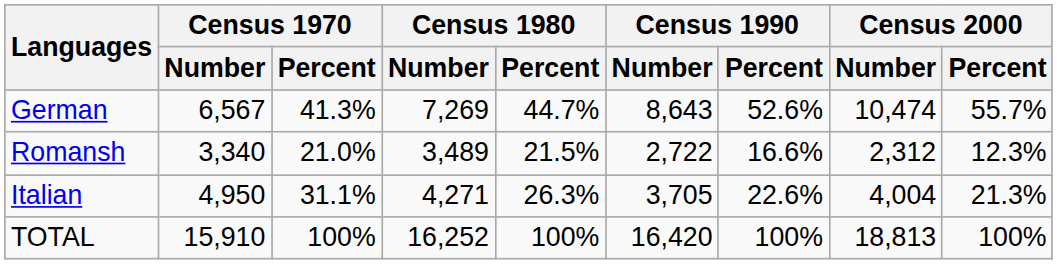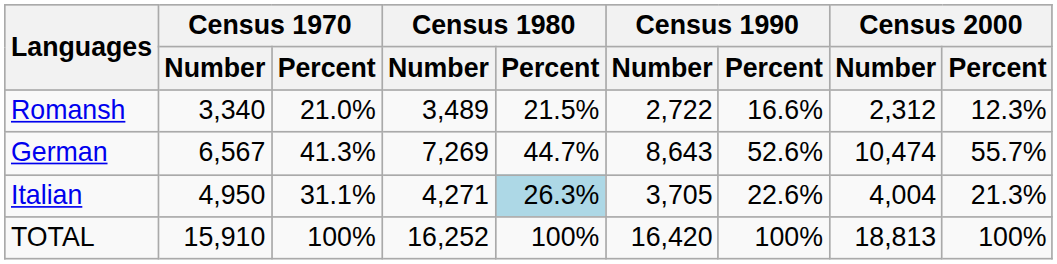rows swapped: (59, 110) <-> (68, 152)
(561, 195) no background -> (561, 195) lightblue background
